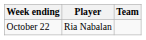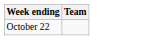- column: (88, 12)
